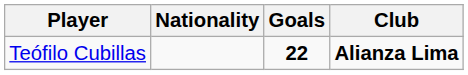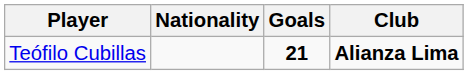(297, 52) 22 -> (297, 52) 21
